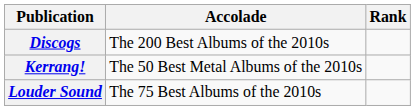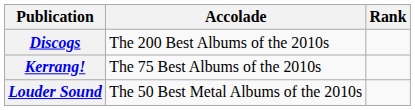(236, 67) The 50 Best Metal Albums of the 2010s -> (215, 67) The 75 Best Albums of the 2010s
(215, 92) The 75 Best Albums of the 2010s -> (236, 92) The 50 Best Metal Albums of the 2010s
